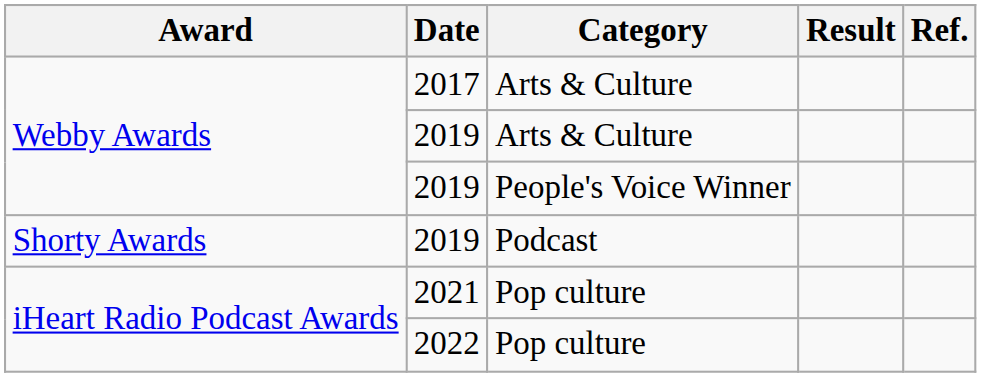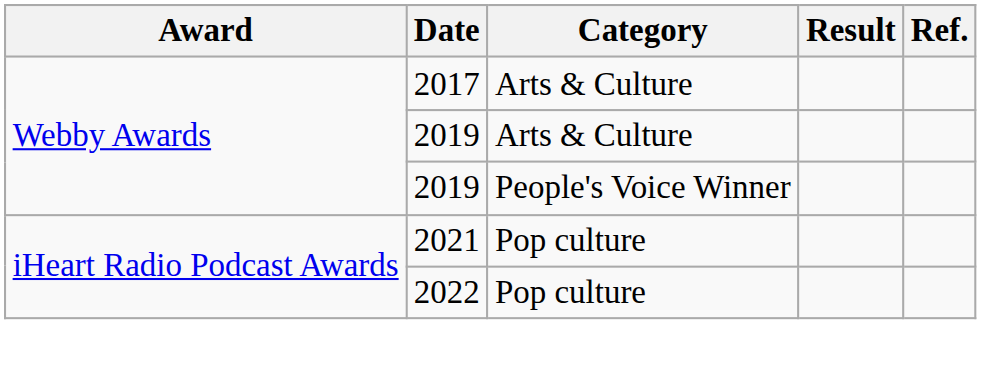- row: (447, 239)
